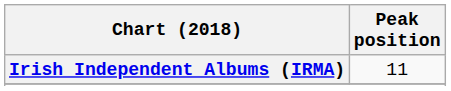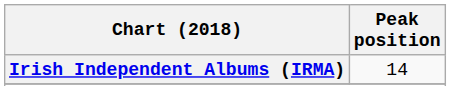(397, 70) 11 -> (397, 70) 14
